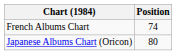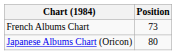(153, 27) 74 -> (153, 27) 73
